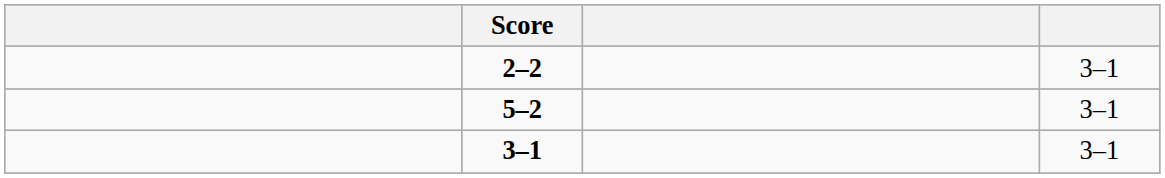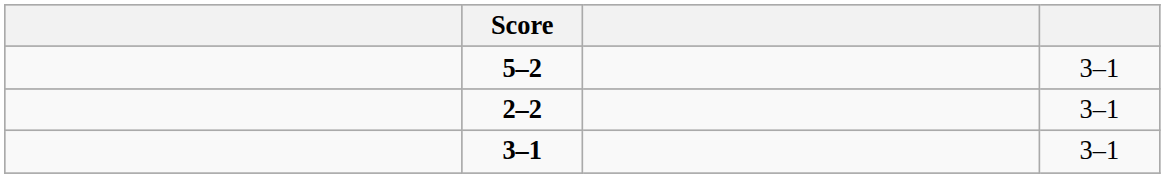rows swapped: (522, 67) <-> (522, 109)
